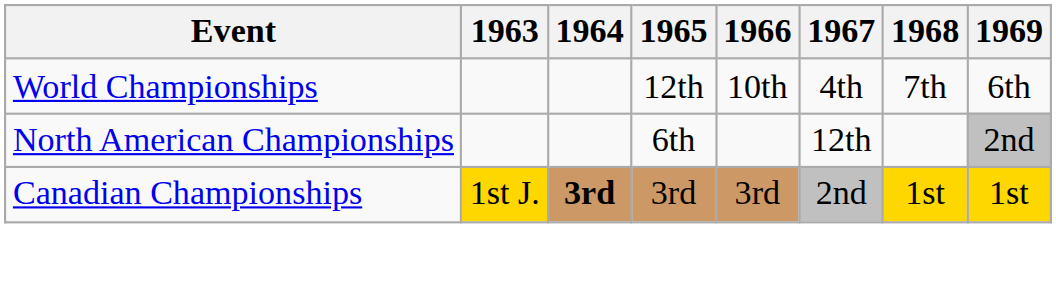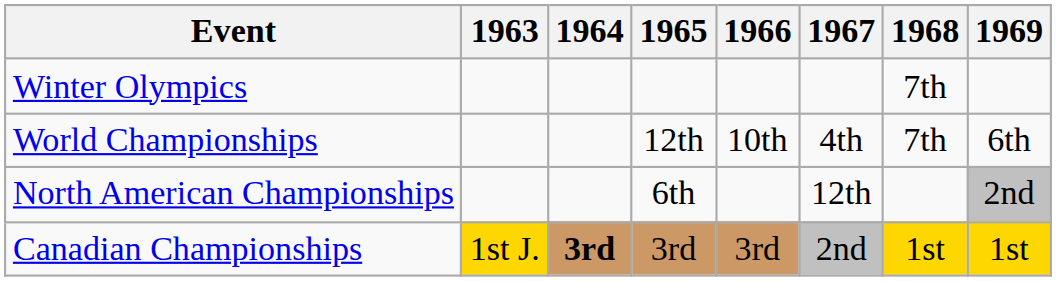+ row: (130, 85)
